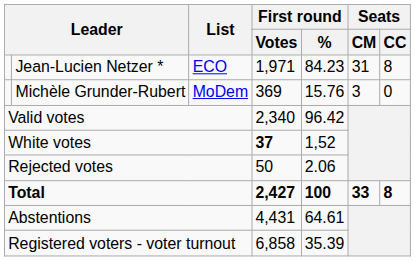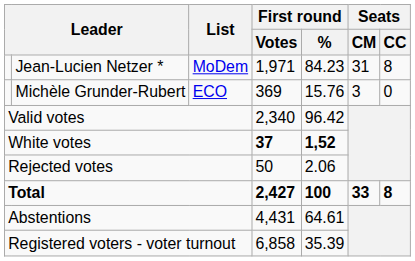(210, 67) ECO -> (220, 67) MoDem
(220, 92) MoDem -> (210, 92) ECO
(320, 142) normal -> (320, 142) bold
